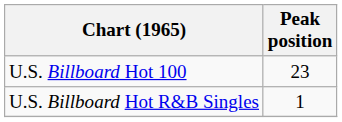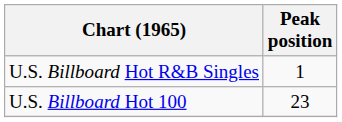rows swapped: (98, 71) <-> (134, 101)
